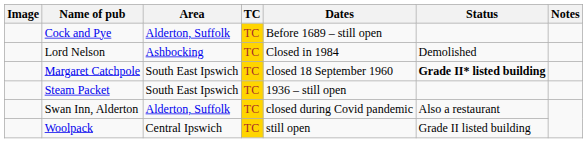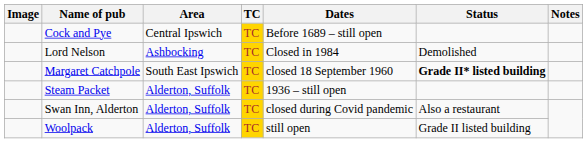(188, 33) Alderton, Suffolk -> (184, 33) Central Ipswich
(192, 90) South East Ipswich -> (188, 90) Alderton, Suffolk
(184, 128) Central Ipswich -> (188, 128) Alderton, Suffolk
